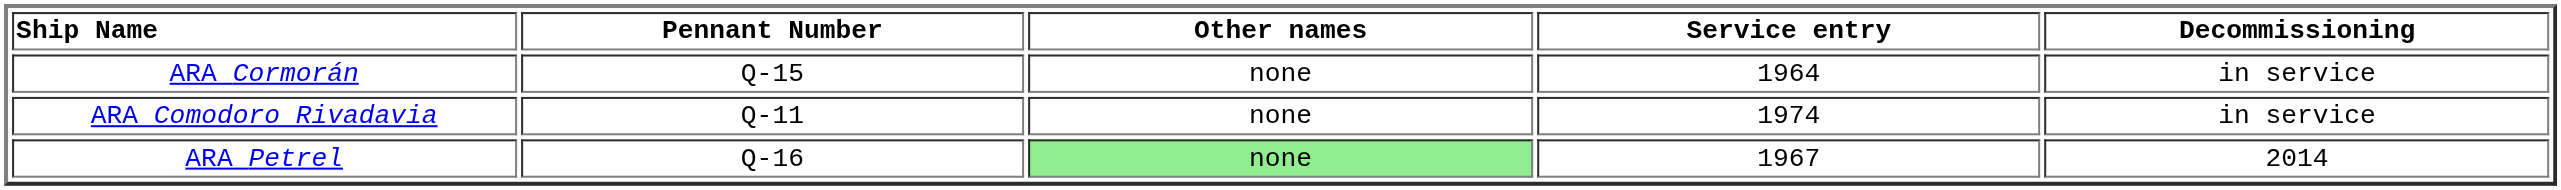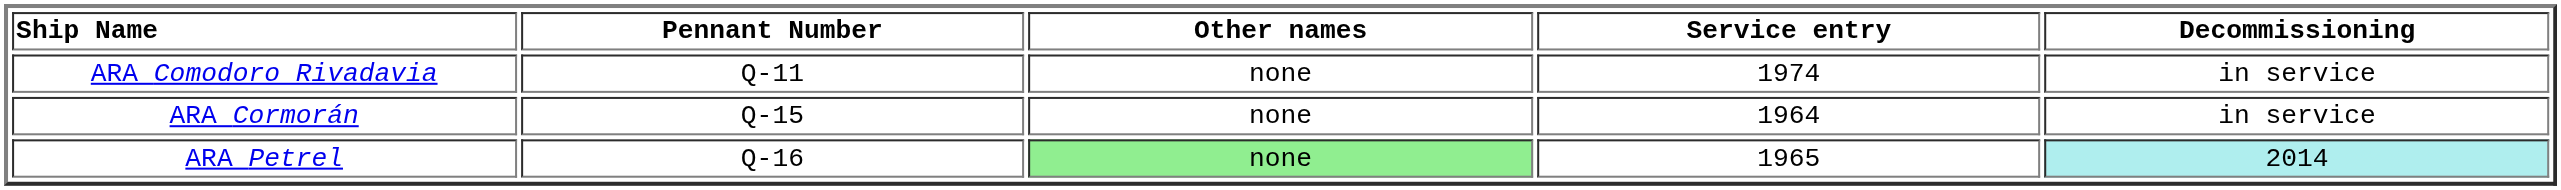rows swapped: (264, 116) <-> (264, 74)
(1789, 159) 1967 -> (1789, 159) 1965
(2297, 159) no background -> (2297, 159) paleturquoise background
